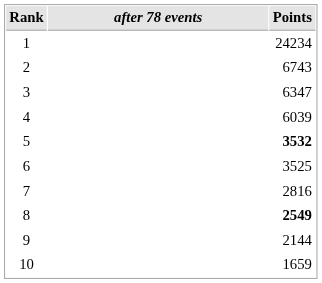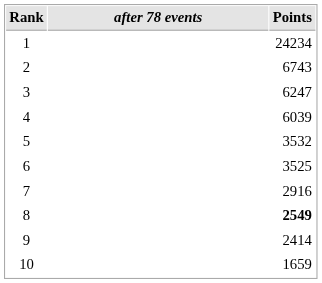(297, 92) 6347 -> (297, 92) 6247
(297, 141) bold -> (297, 141) normal
(297, 191) 2816 -> (297, 191) 2916
(297, 240) 2144 -> (297, 240) 2414
